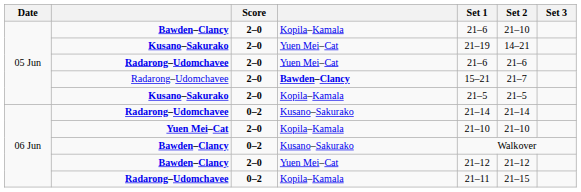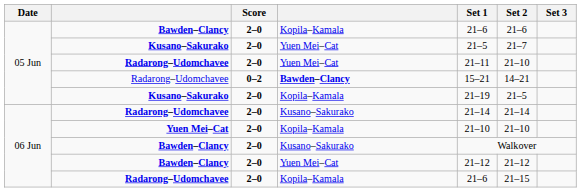(517, 29) 21–10 -> (517, 29) 21–6
(477, 46) 21–19 -> (477, 46) 21–5
(517, 46) 14–21 -> (517, 46) 21–7
(477, 63) 21–6 -> (477, 63) 21–11
(517, 63) 21–6 -> (517, 63) 21–10
(254, 79) 2–0 -> (254, 79) 0–2
(517, 79) 21–7 -> (517, 79) 14–21
(477, 96) 21–5 -> (477, 96) 21–19
(254, 112) 0–2 -> (254, 112) 2–0
(254, 146) 0–2 -> (254, 146) 2–0
(254, 179) 0–2 -> (254, 179) 2–0
(477, 179) 21–11 -> (477, 179) 21–6
